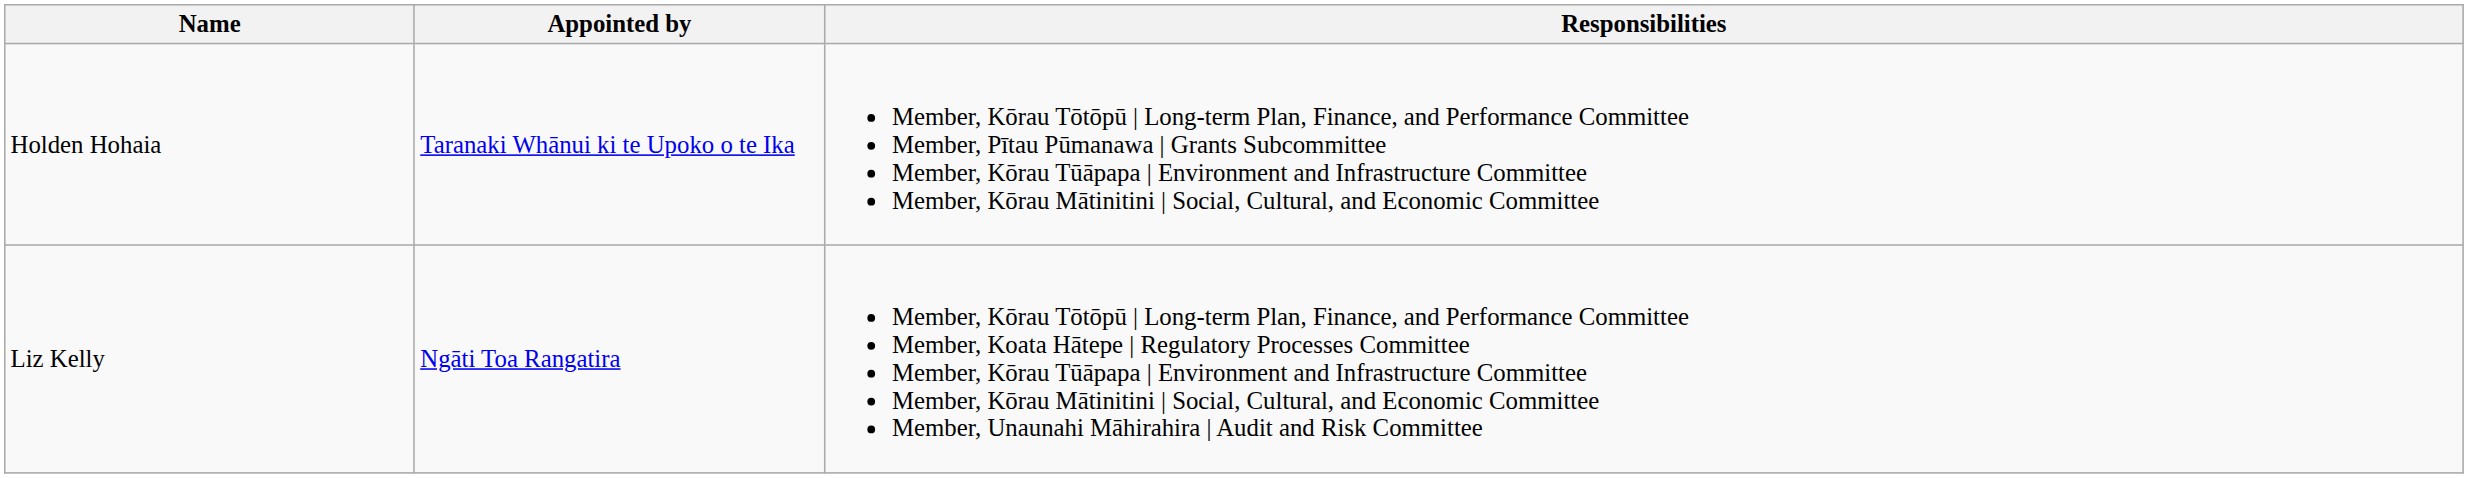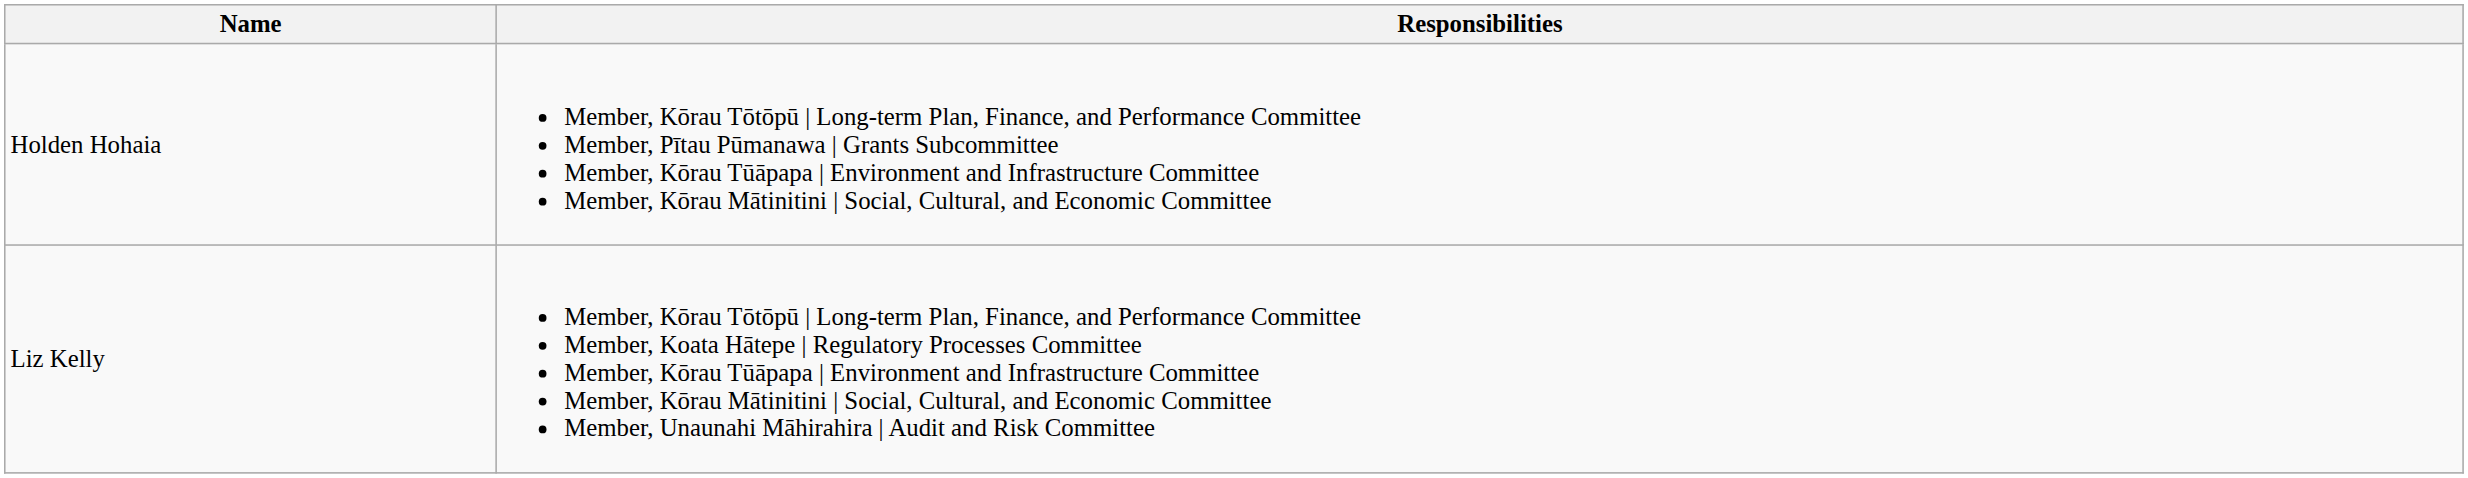- column: (619, 24)
